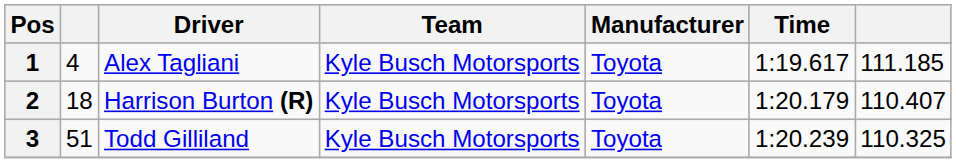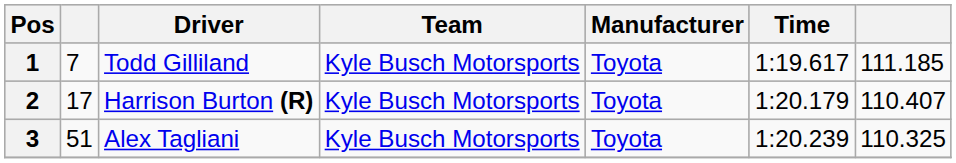(73, 62) 4 -> (73, 62) 7
(172, 62) Alex Tagliani -> (177, 62) Todd Gilliland
(79, 101) 18 -> (79, 101) 17
(177, 139) Todd Gilliland -> (172, 139) Alex Tagliani
